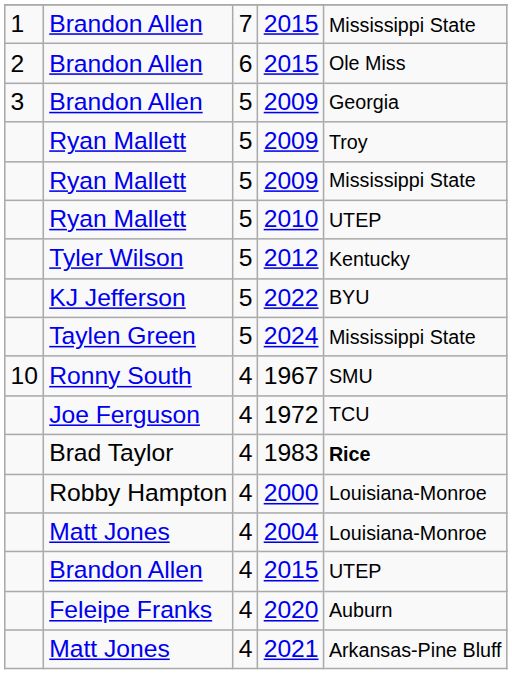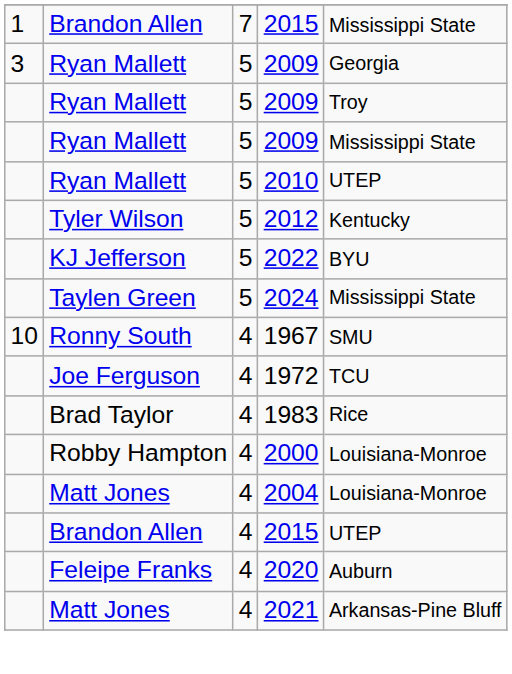- row: (17, 63)
(126, 102) Brandon Allen -> (118, 63) Ryan Mallett
(350, 454) bold -> (349, 415) normal
